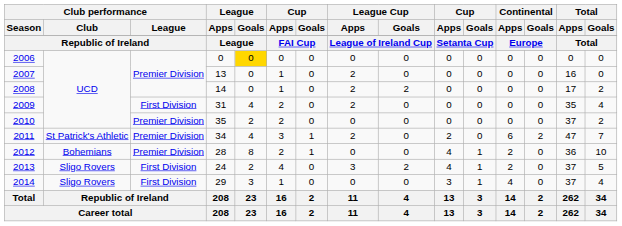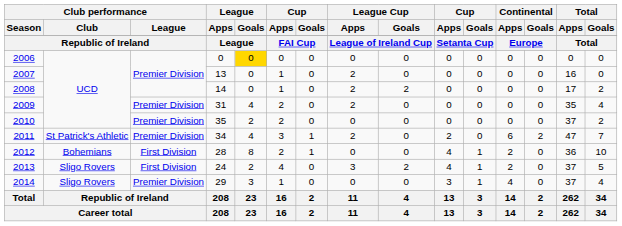(168, 105) First Division -> (168, 105) Premier Division
(168, 151) Premier Division -> (168, 151) First Division
(168, 182) First Division -> (168, 182) Premier Division
